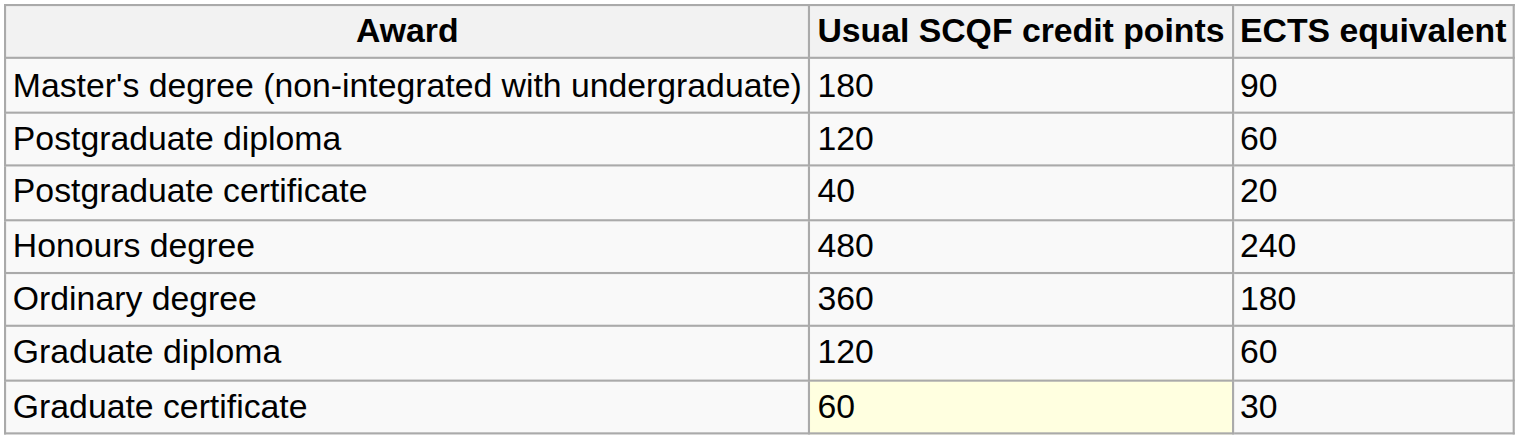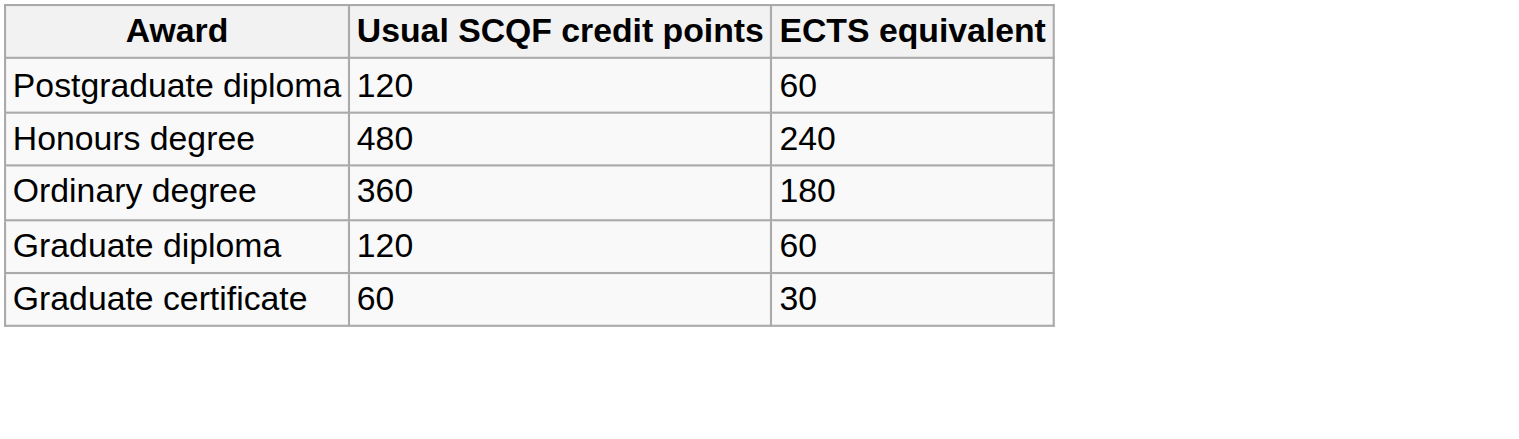- row: (407, 84)
- row: (190, 191)
(836, 406) lightyellow background -> (376, 298) no background
